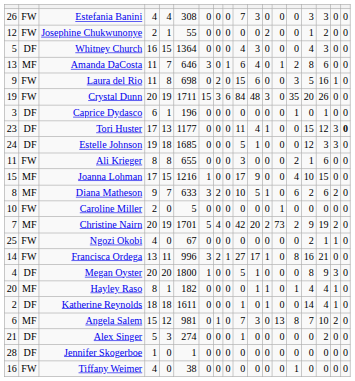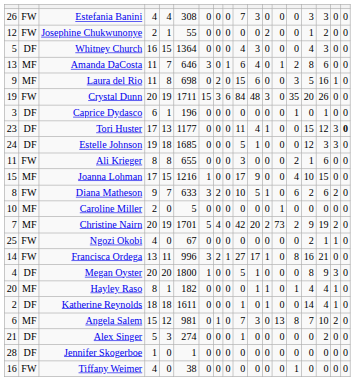(29, 81) FW -> (29, 81) MF
(29, 192) MF -> (29, 192) FW
(29, 208) FW -> (29, 208) MF
